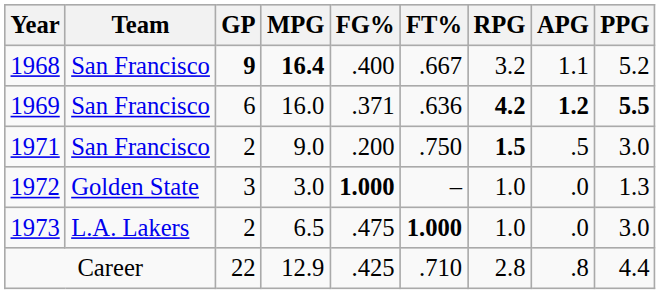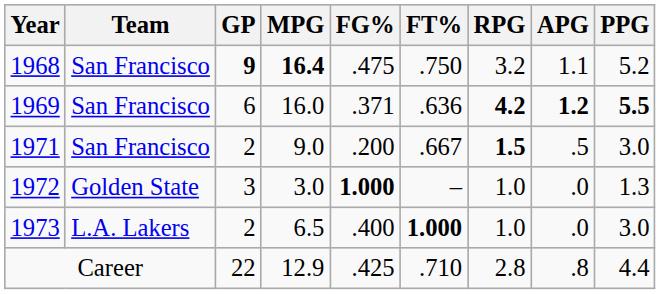(373, 65) .400 -> (373, 65) .475
(441, 65) .667 -> (441, 65) .750
(441, 146) .750 -> (441, 146) .667
(373, 227) .475 -> (373, 227) .400
